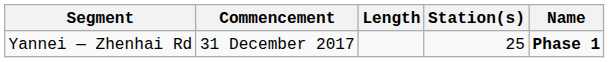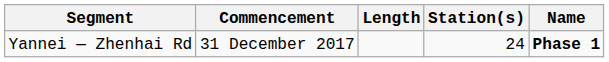(515, 44) 25 -> (515, 44) 24
